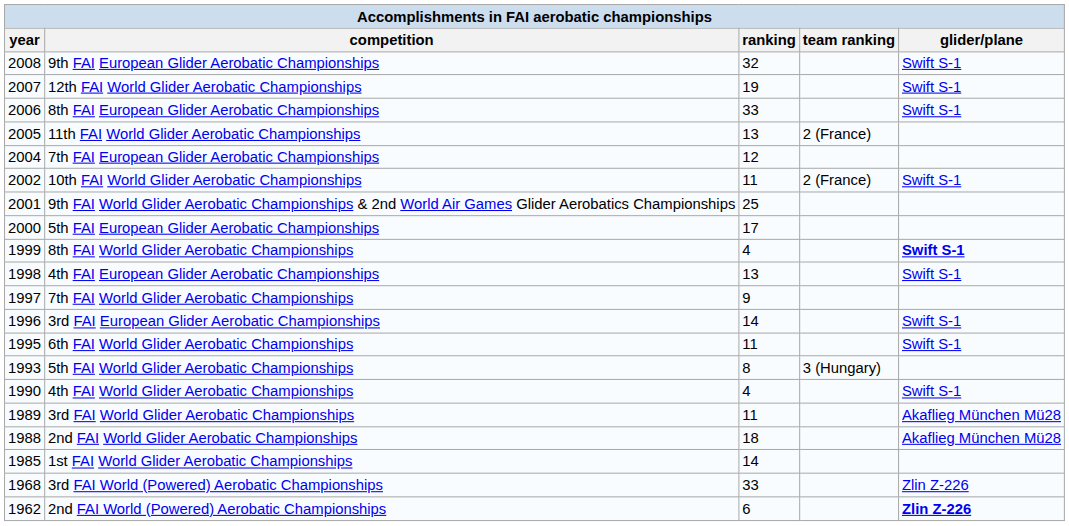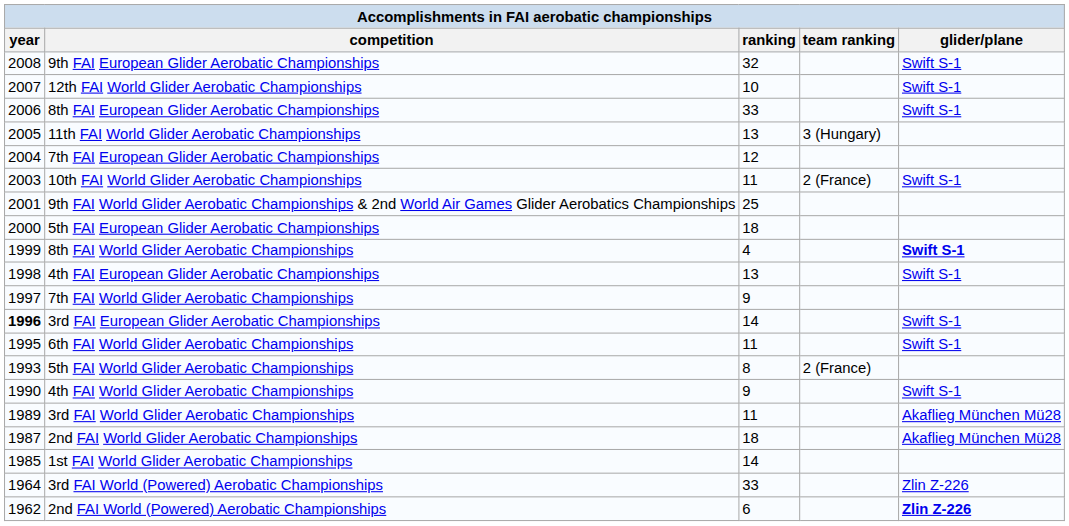(751, 87) 19 -> (751, 87) 10
(837, 134) 2 (France) -> (842, 134) 3 (Hungary)
(24, 181) 2002 -> (24, 181) 2003
(751, 228) 17 -> (751, 228) 18
(24, 321) normal -> (24, 321) bold
(842, 368) 3 (Hungary) -> (837, 368) 2 (France)
(746, 392) 4 -> (746, 392) 9
(24, 438) 1988 -> (24, 438) 1987
(24, 485) 1968 -> (24, 485) 1964
